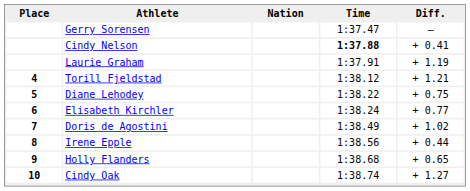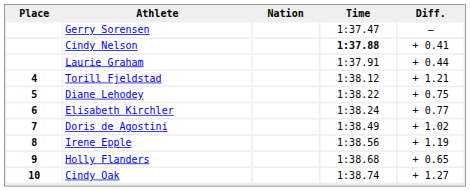(431, 62) + 1.19 -> (431, 62) + 0.44
(431, 143) + 0.44 -> (431, 143) + 1.19
